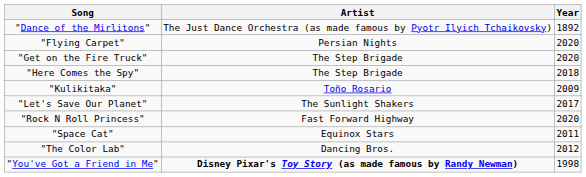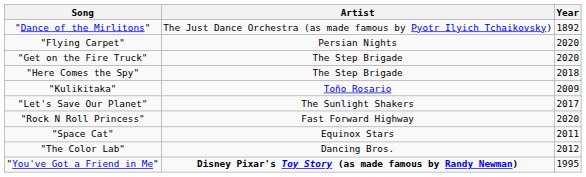(568, 165) 1998 -> (568, 165) 1995
